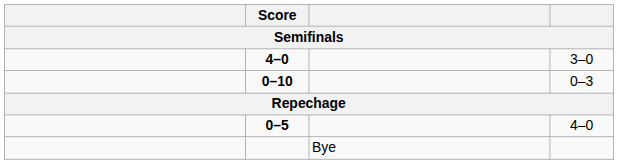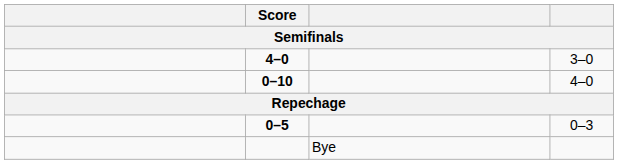(582, 81) 0–3 -> (582, 81) 4–0
(582, 125) 4–0 -> (582, 125) 0–3
